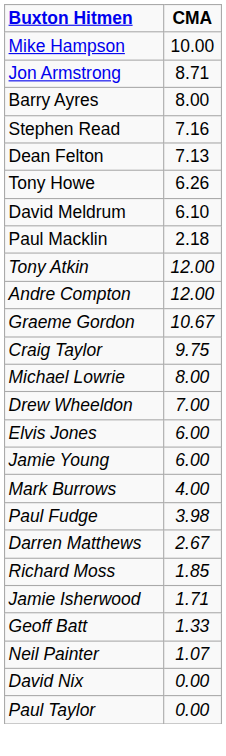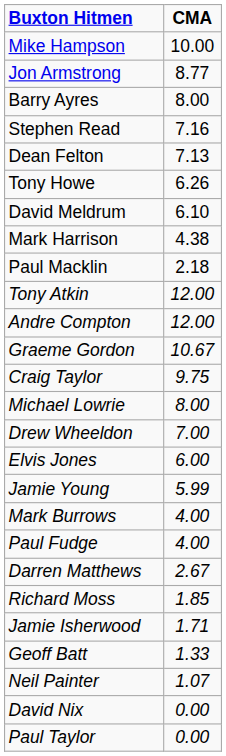(192, 73) 8.71 -> (192, 73) 8.77
+ row: (63, 239)
(192, 460) 6.00 -> (192, 488) 5.99
(192, 516) 3.98 -> (192, 543) 4.00
